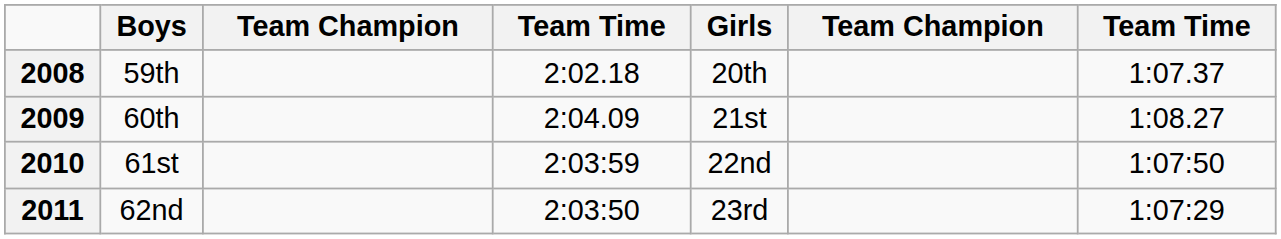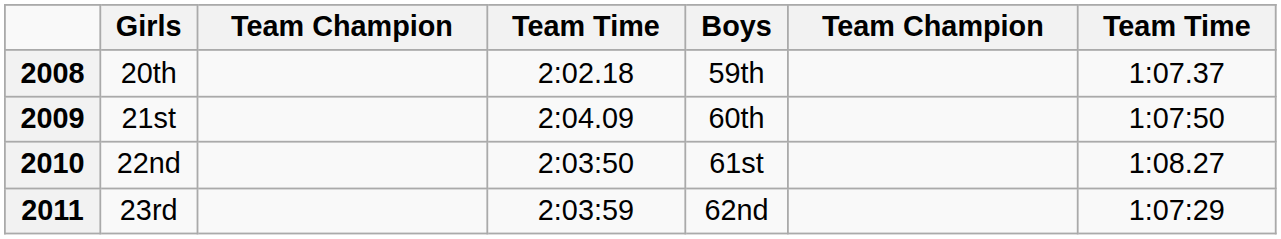columns swapped: (152, 27) <-> (739, 27)
(1177, 118) 1:08.27 -> (1177, 118) 1:07:50
(592, 164) 2:03:59 -> (586, 164) 2:03:50
(1177, 164) 1:07:50 -> (1177, 164) 1:08.27
(592, 210) 2:03:50 -> (586, 210) 2:03:59
